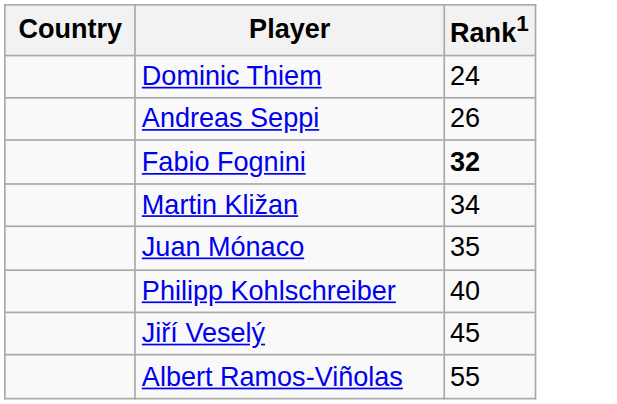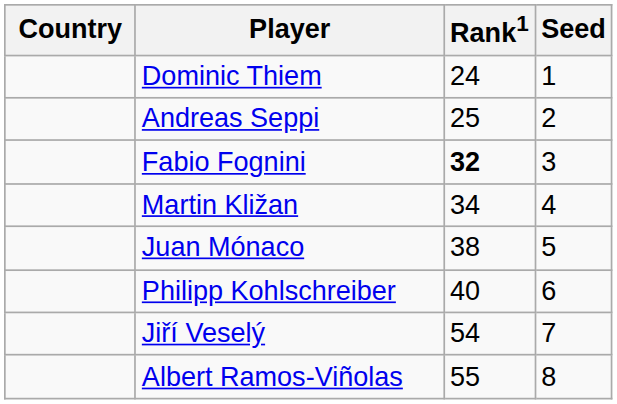+ column: (574, 29)
(465, 119) 26 -> (465, 119) 25
(465, 247) 35 -> (465, 247) 38
(465, 333) 45 -> (465, 333) 54
